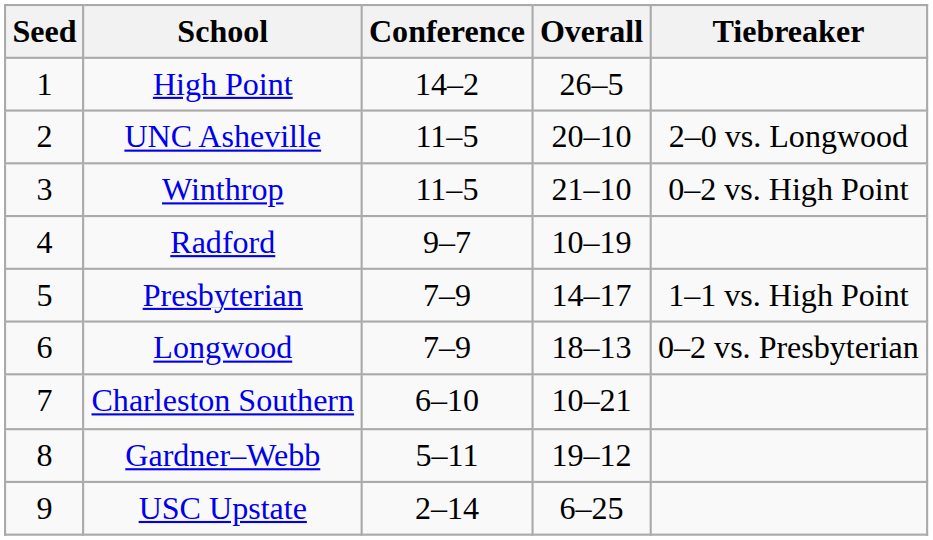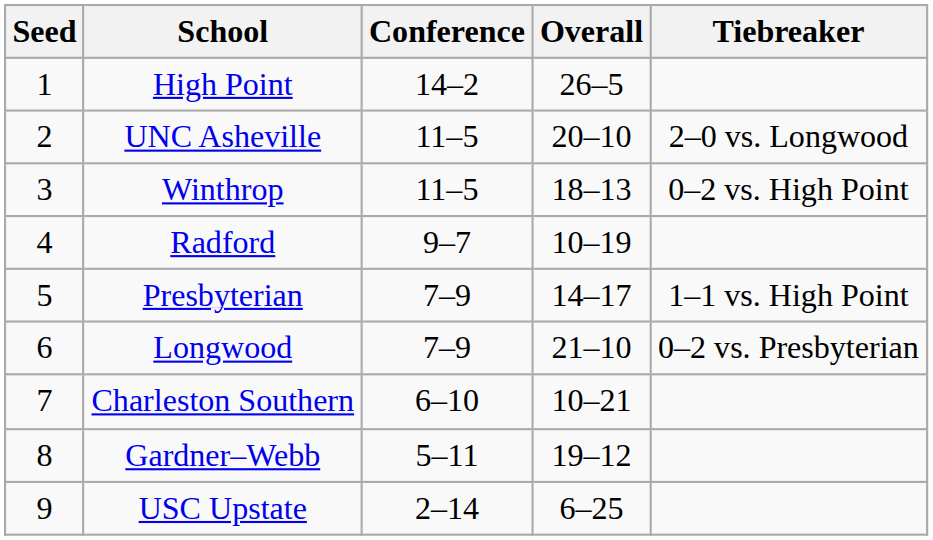(592, 189) 21–10 -> (592, 189) 18–13
(592, 348) 18–13 -> (592, 348) 21–10
